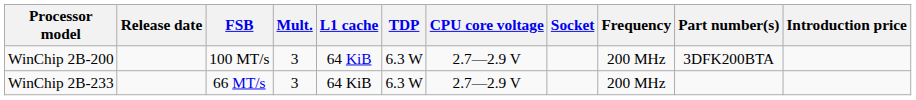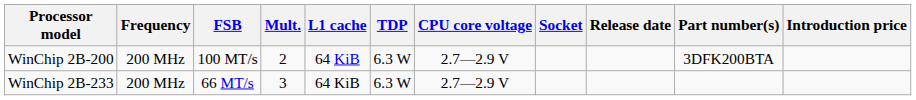columns swapped: (636, 25) <-> (161, 25)
(295, 58) 3 -> (283, 58) 2
